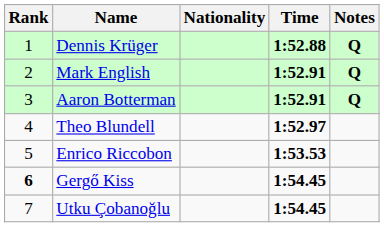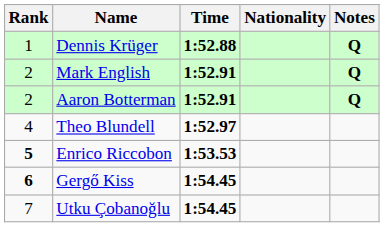columns swapped: (224, 18) <-> (300, 18)
(28, 99) 3 -> (28, 99) 2
(28, 153) normal -> (28, 153) bold
